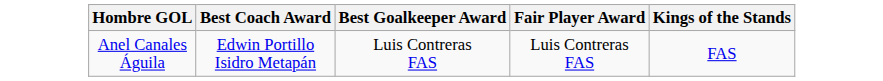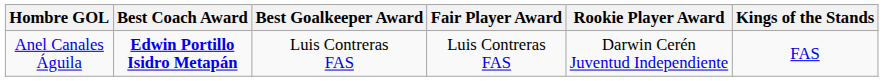+ column: (649, 17)
(265, 53) normal -> (182, 53) bold
